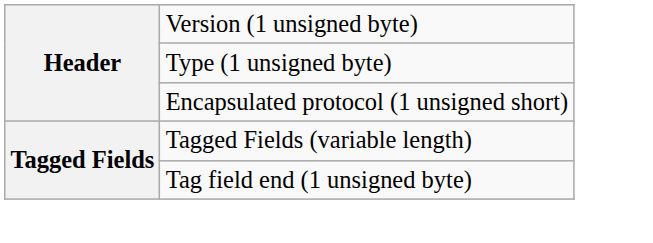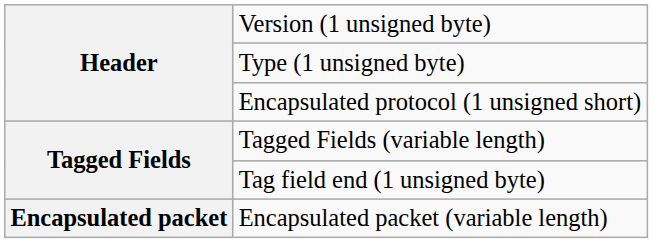+ row: (423, 218)
